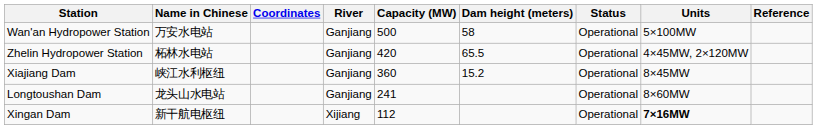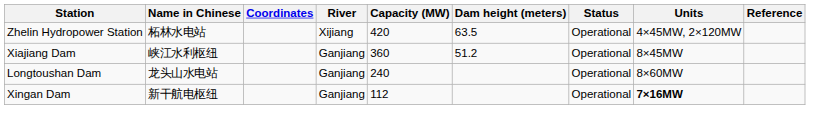- row: (78, 32)
(349, 53) Ganjiang -> (336, 32) Xijiang
(473, 53) 65.5 -> (466, 32) 63.5
(473, 73) 15.2 -> (466, 53) 51.2
(387, 94) 241 -> (380, 73) 240
(343, 114) Xijiang -> (342, 94) Ganjiang
